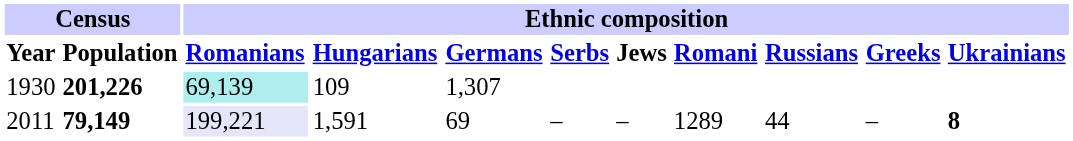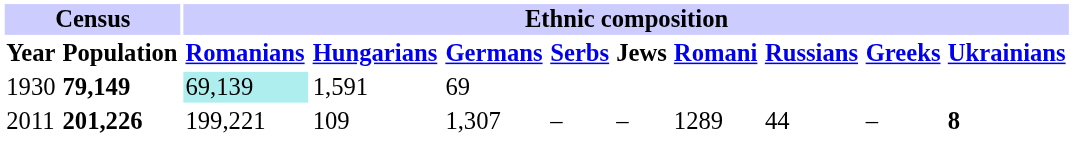(103, 86) 201,226 -> (96, 86) 79,149
(331, 86) 109 -> (340, 86) 1,591
(473, 86) 1,307 -> (458, 86) 69
(96, 120) 79,149 -> (103, 120) 201,226
(226, 120) lavender background -> (226, 120) no background
(340, 120) 1,591 -> (331, 120) 109
(458, 120) 69 -> (473, 120) 1,307
